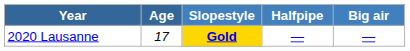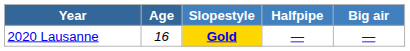(162, 36) 17 -> (162, 36) 16
